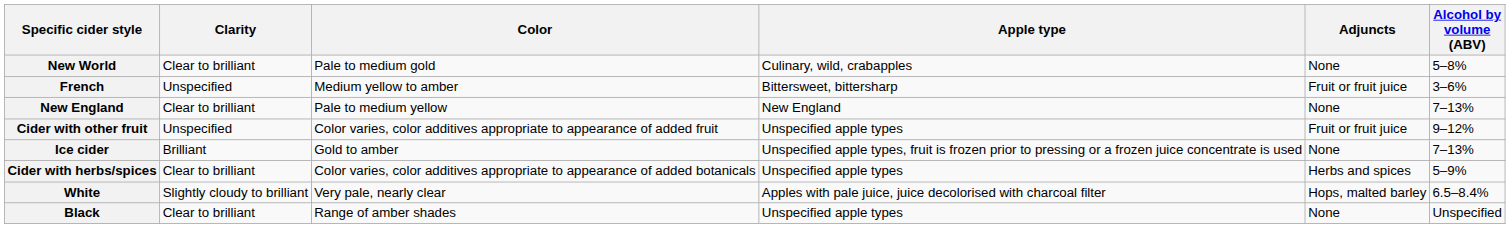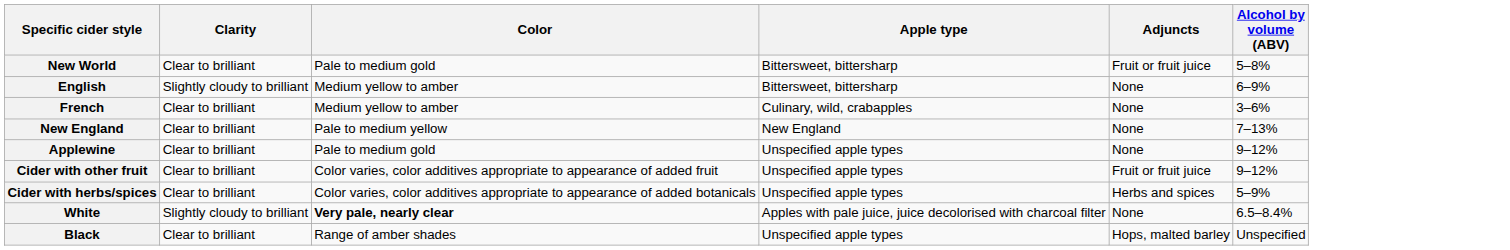(837, 65) Culinary, wild, crabapples -> (830, 65) Bittersweet, bittersharp
(1324, 65) None -> (1161, 65) Fruit or fruit juice
+ row: (82, 87)
(197, 87) Unspecified -> (209, 108) Clear to brilliant
(830, 87) Bittersweet, bittersharp -> (837, 108) Culinary, wild, crabapples
(1358, 87) Fruit or fruit juice -> (1128, 108) None
+ row: (82, 150)
(197, 129) Unspecified -> (209, 171) Clear to brilliant
- row: (82, 150)
(380, 192) normal -> (384, 213) bold
(1367, 192) Hops, malted barley -> (1128, 213) None
(1324, 213) None -> (1171, 234) Hops, malted barley
